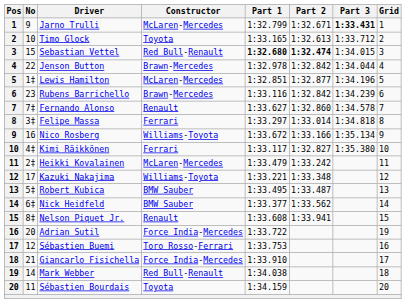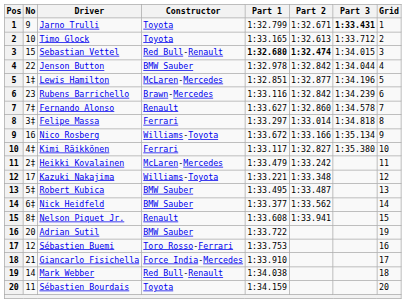(183, 25) McLaren-Mercedes -> (158, 25) Toyota
(178, 67) Brawn-Mercedes -> (168, 67) BMW Sauber
(193, 232) Force India-Mercedes -> (168, 232) BMW Sauber
